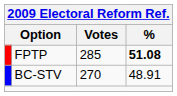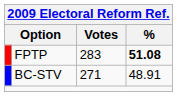(90, 55) 285 -> (90, 55) 283
(90, 75) 270 -> (90, 75) 271
